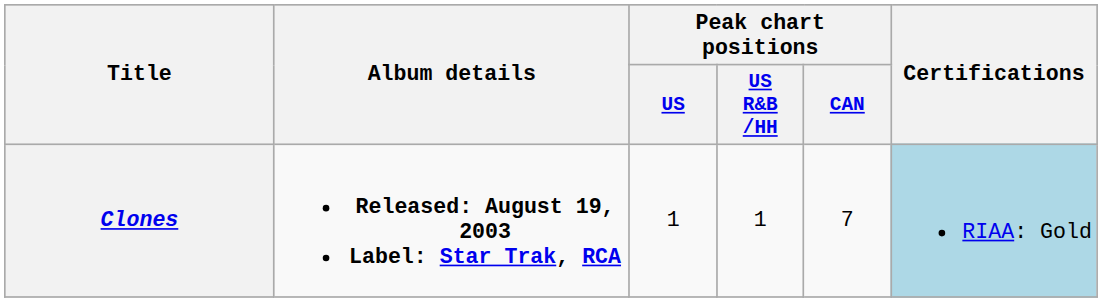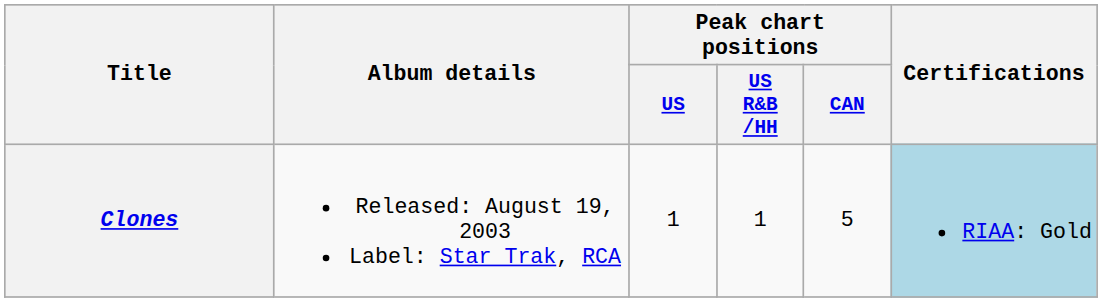(452, 233) bold -> (452, 233) normal
(847, 221) 7 -> (847, 221) 5
